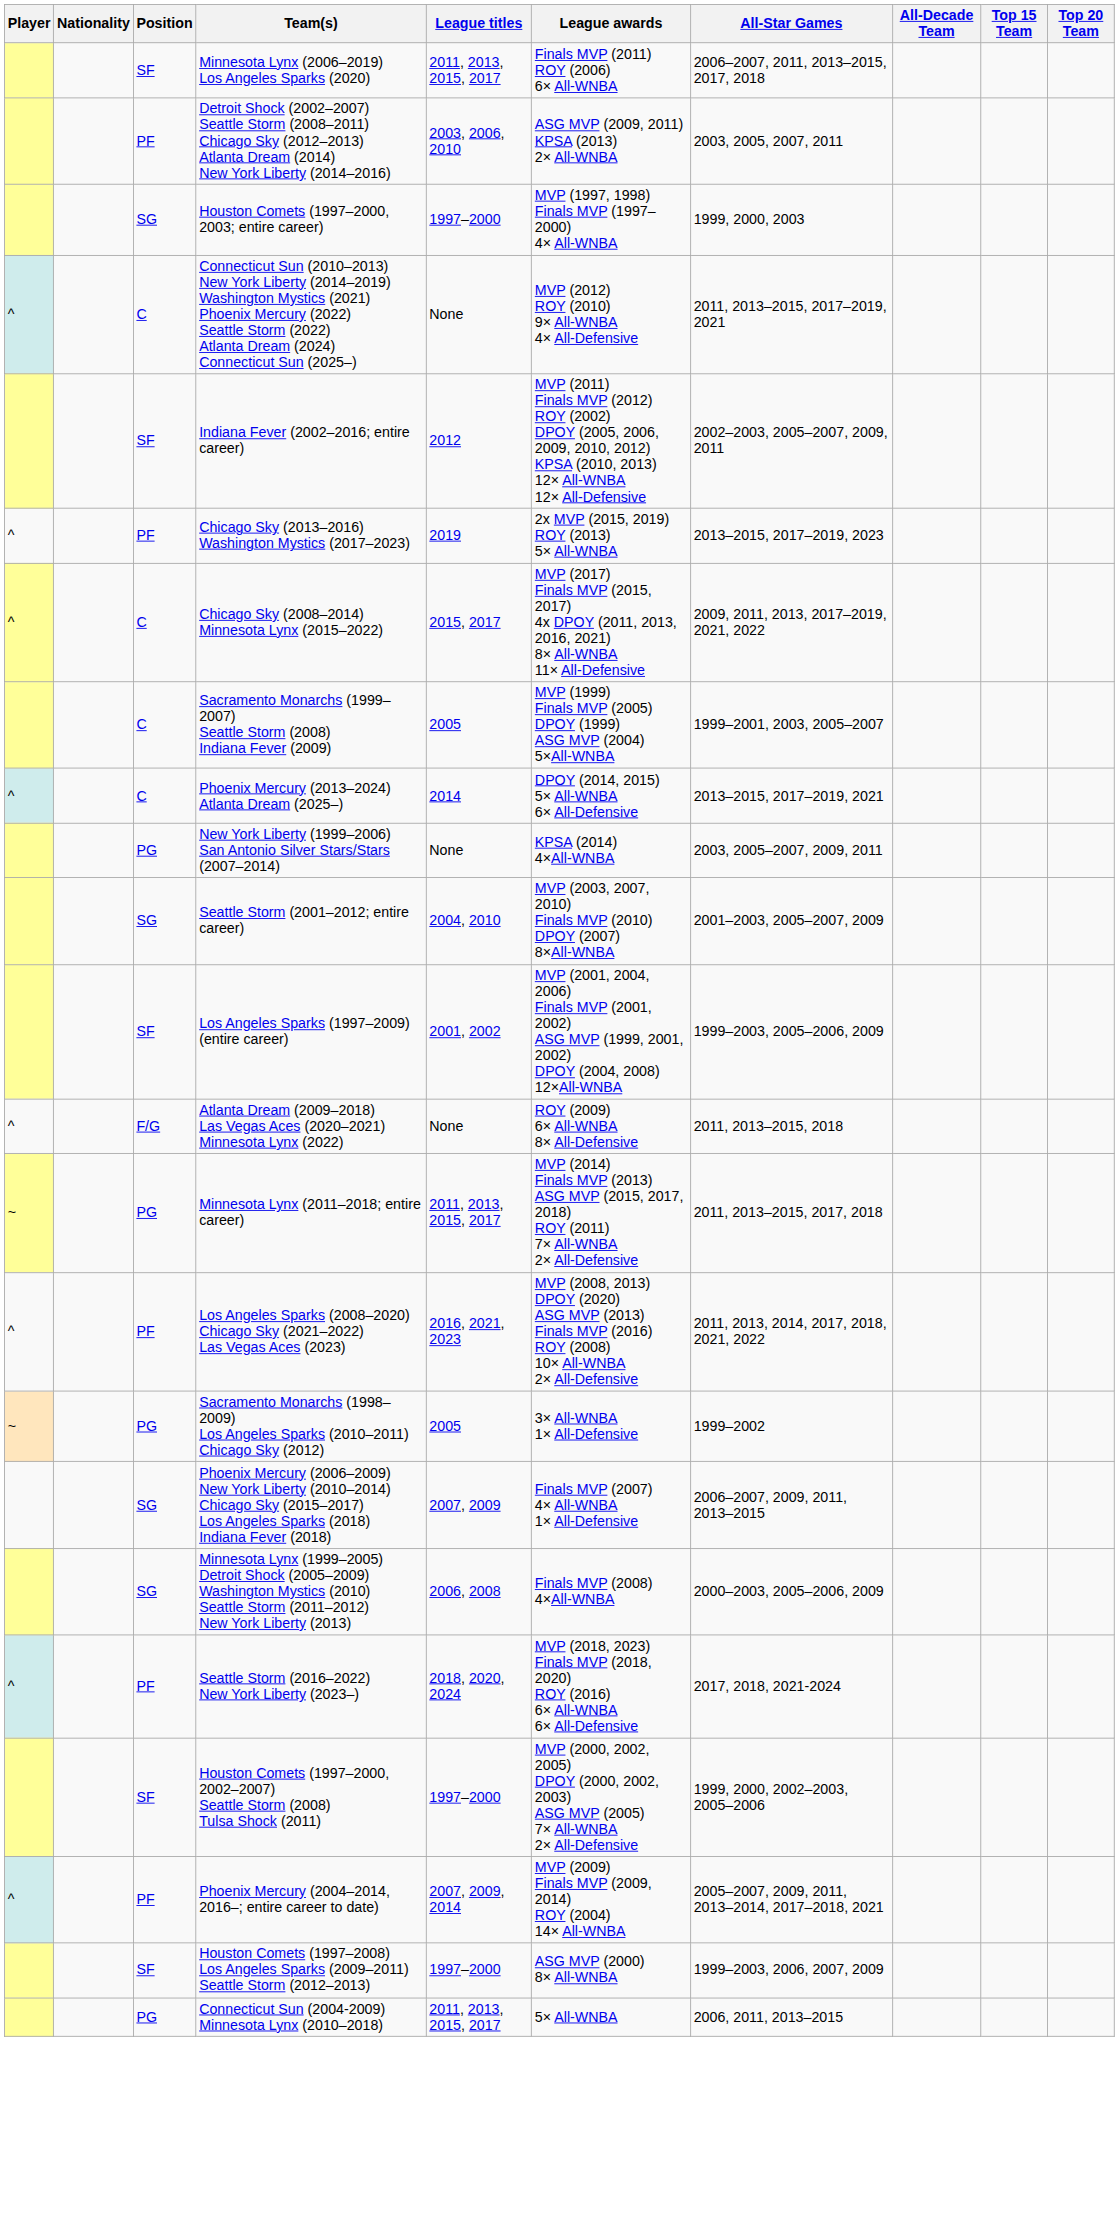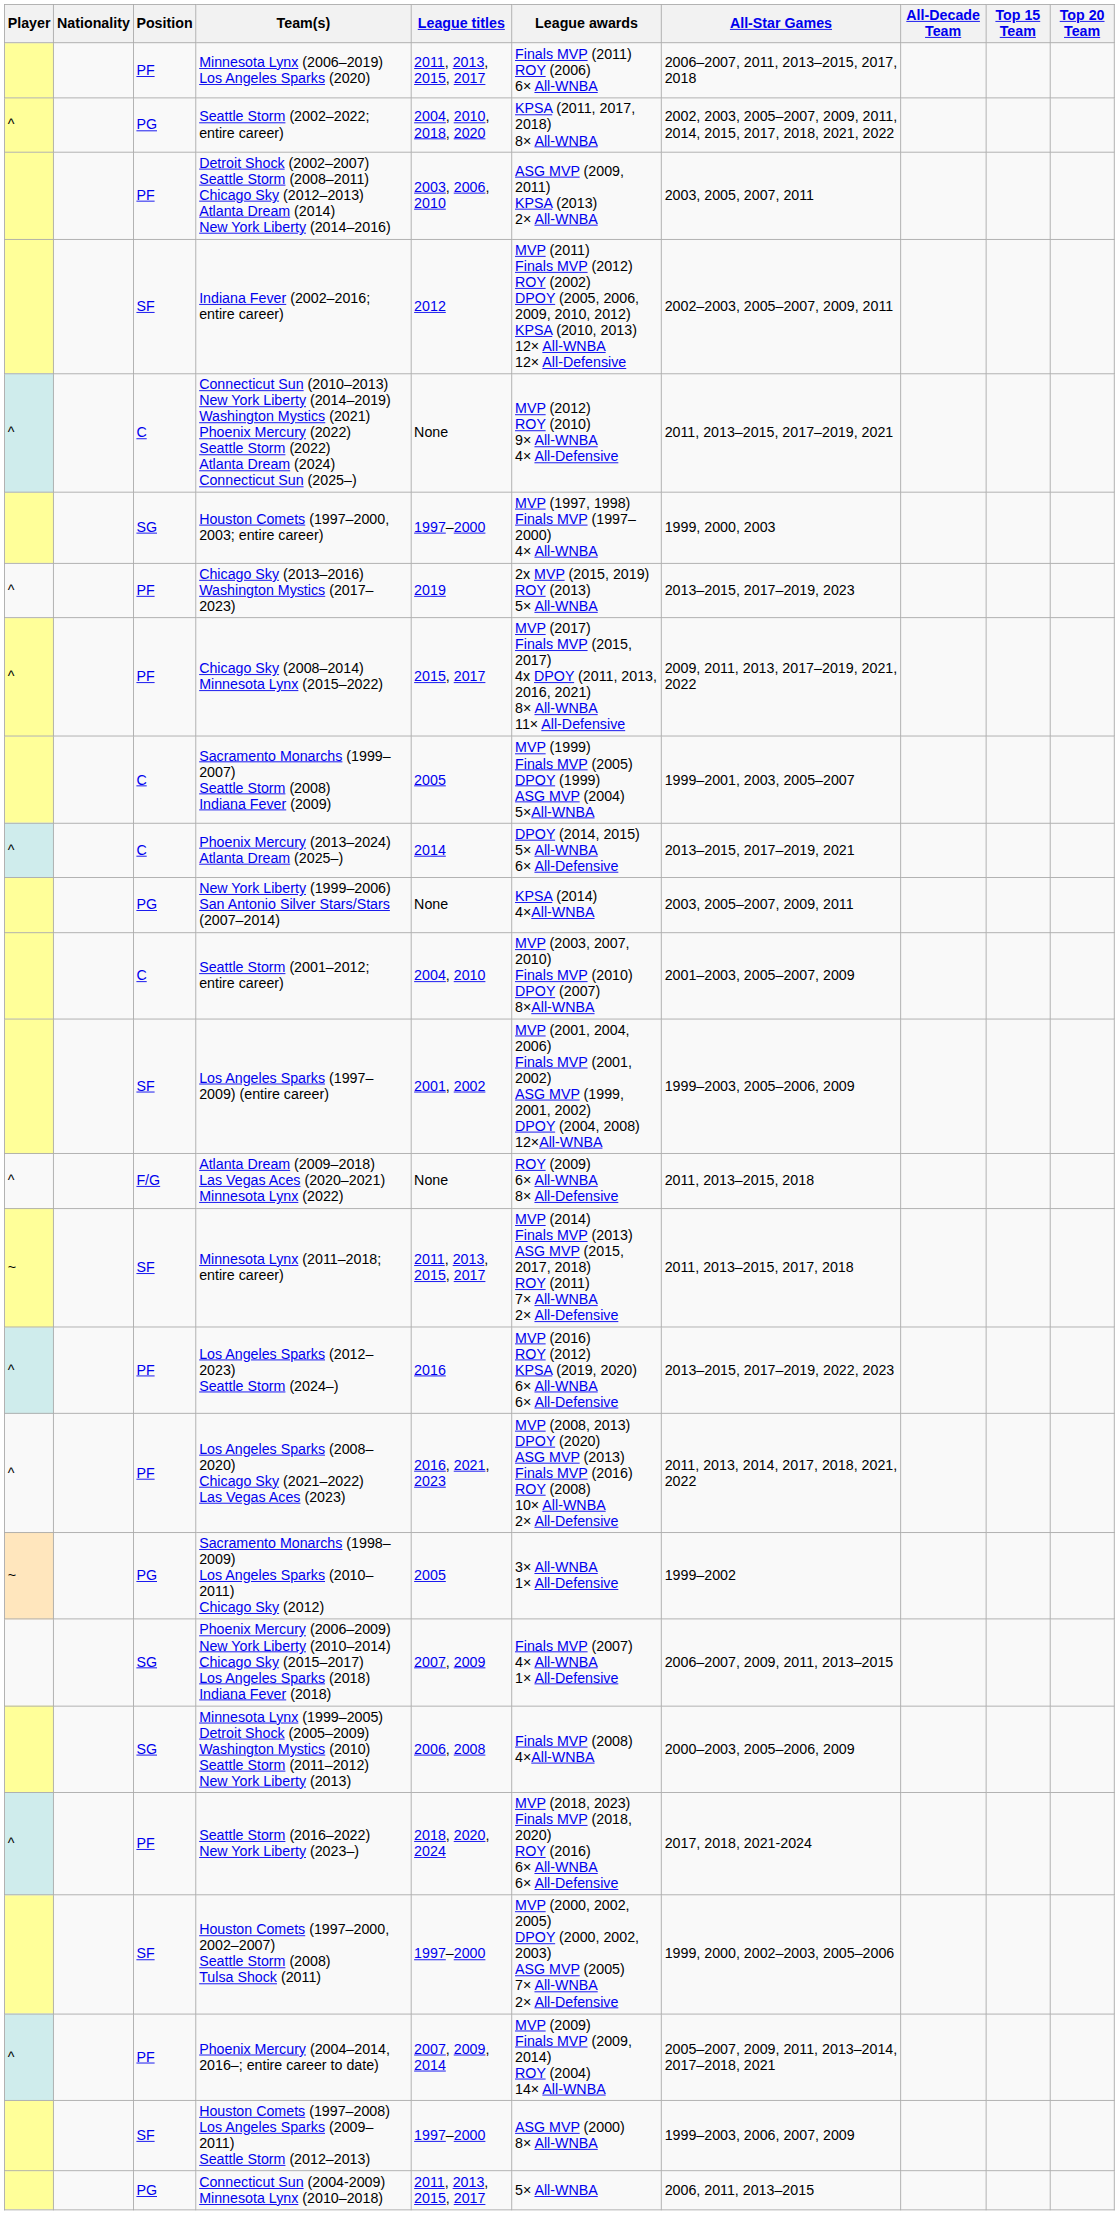(146, 70) SF -> (146, 70) PF
+ row: (284, 125)
rows swapped: (304, 441) <-> (294, 219)
(142, 622) C -> (146, 677) PF
(147, 921) SG -> (142, 975) C
(147, 1213) PG -> (146, 1267) SF
+ row: (286, 1370)
